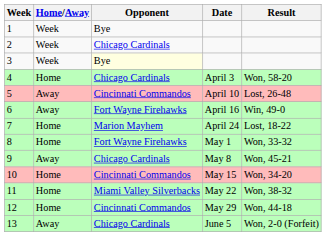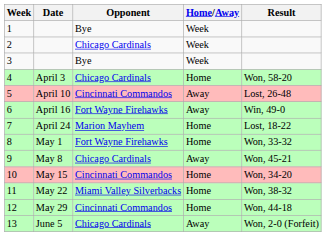columns swapped: (222, 12) <-> (62, 12)
(102, 61) lightyellow background -> (83, 61) no background
